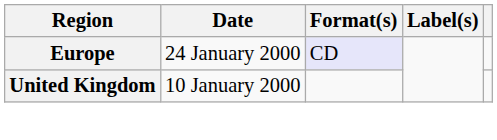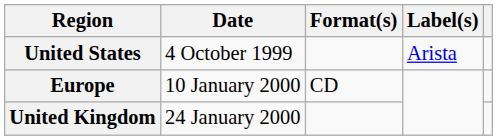+ row: (82, 53)
(233, 53) 24 January 2000 -> (233, 85) 10 January 2000
(324, 53) lavender background -> (324, 85) no background
(233, 85) 10 January 2000 -> (233, 118) 24 January 2000
